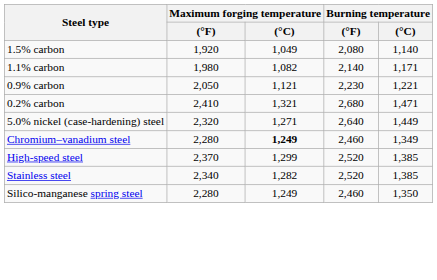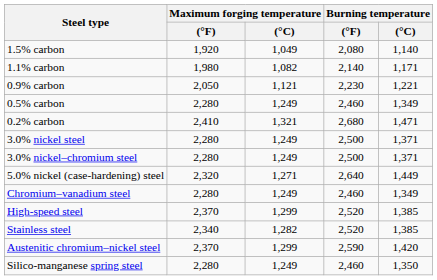+ row: (36, 103)
+ row: (46, 139)
+ row: (72, 157)
(284, 139) bold -> (284, 193) normal
+ row: (84, 247)
